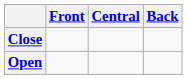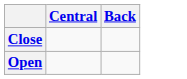- column: (67, 16)
